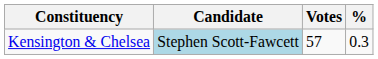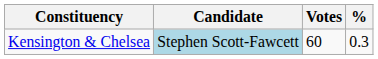(314, 41) 57 -> (314, 41) 60
